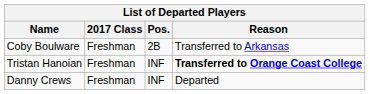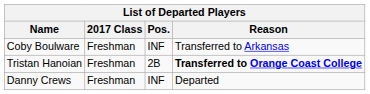(154, 47) 2B -> (156, 47) INF
(156, 64) INF -> (154, 64) 2B
